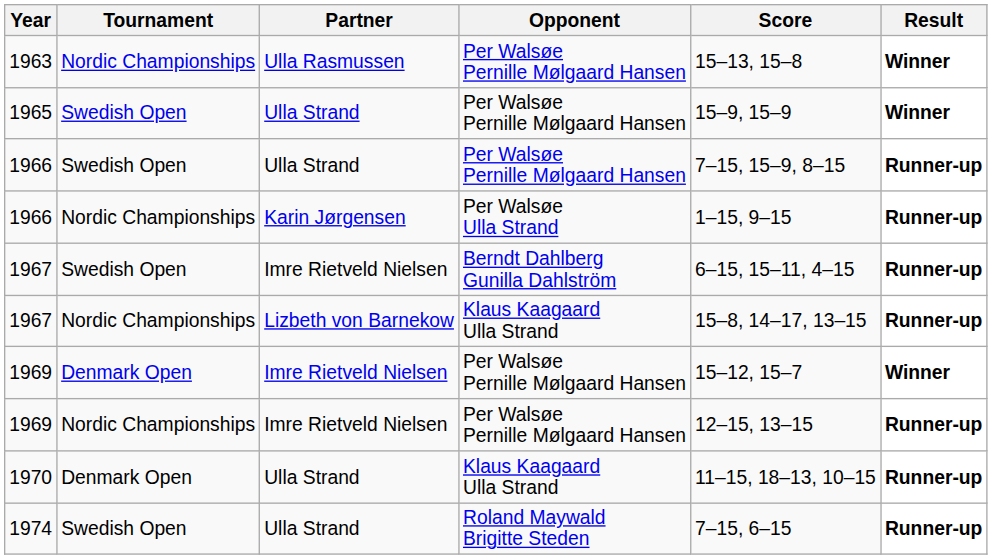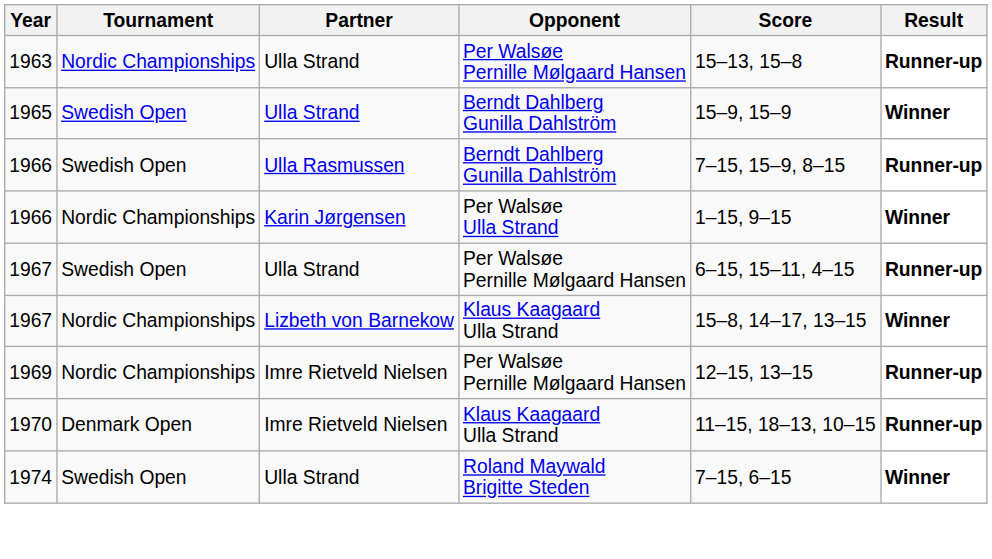(334, 62) Ulla Rasmussen -> (312, 62) Ulla Strand
(917, 62) Winner -> (934, 62) Runner-up
(574, 113) Per Walsøe Pernille Mølgaard Hansen -> (540, 113) Berndt Dahlberg Gunilla Dahlström
(312, 165) Ulla Strand -> (334, 165) Ulla Rasmussen
(574, 165) Per Walsøe Pernille Mølgaard Hansen -> (540, 165) Berndt Dahlberg Gunilla Dahlström
(934, 217) Runner-up -> (917, 217) Winner
(356, 269) Imre Rietveld Nielsen -> (312, 269) Ulla Strand
(540, 269) Berndt Dahlberg Gunilla Dahlström -> (574, 269) Per Walsøe Pernille Mølgaard Hansen
(934, 321) Runner-up -> (917, 321) Winner
- row: (31, 373)
(312, 477) Ulla Strand -> (356, 425) Imre Rietveld Nielsen
(934, 529) Runner-up -> (917, 477) Winner
